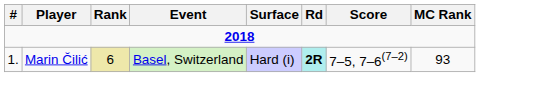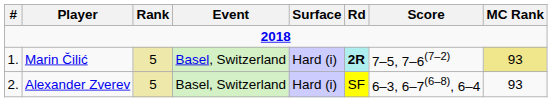(110, 59) 6 -> (153, 59) 5
(443, 59) no background -> (515, 59) khaki background
+ row: (78, 84)
